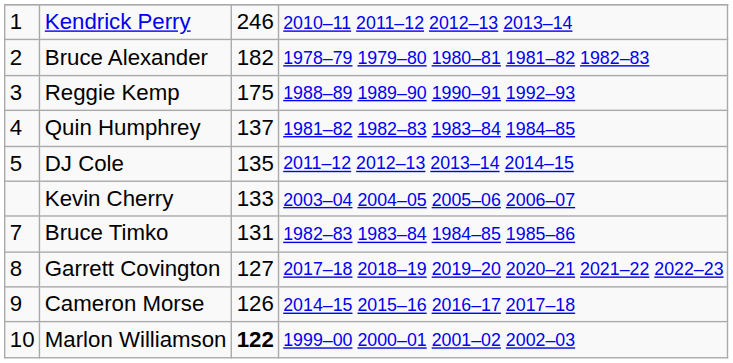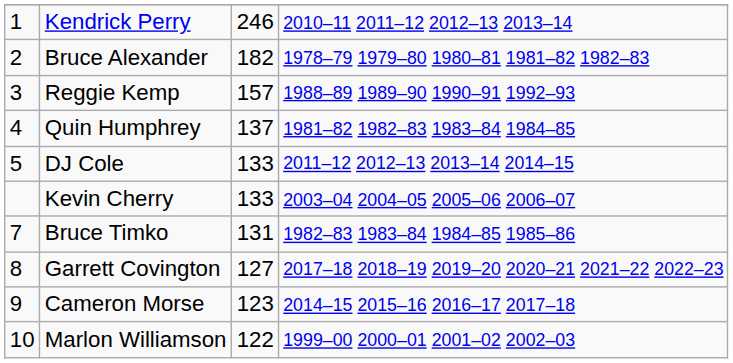(255, 92) 175 -> (255, 92) 157
(255, 163) 135 -> (255, 163) 133
(255, 304) 126 -> (255, 304) 123
(255, 339) bold -> (255, 339) normal
